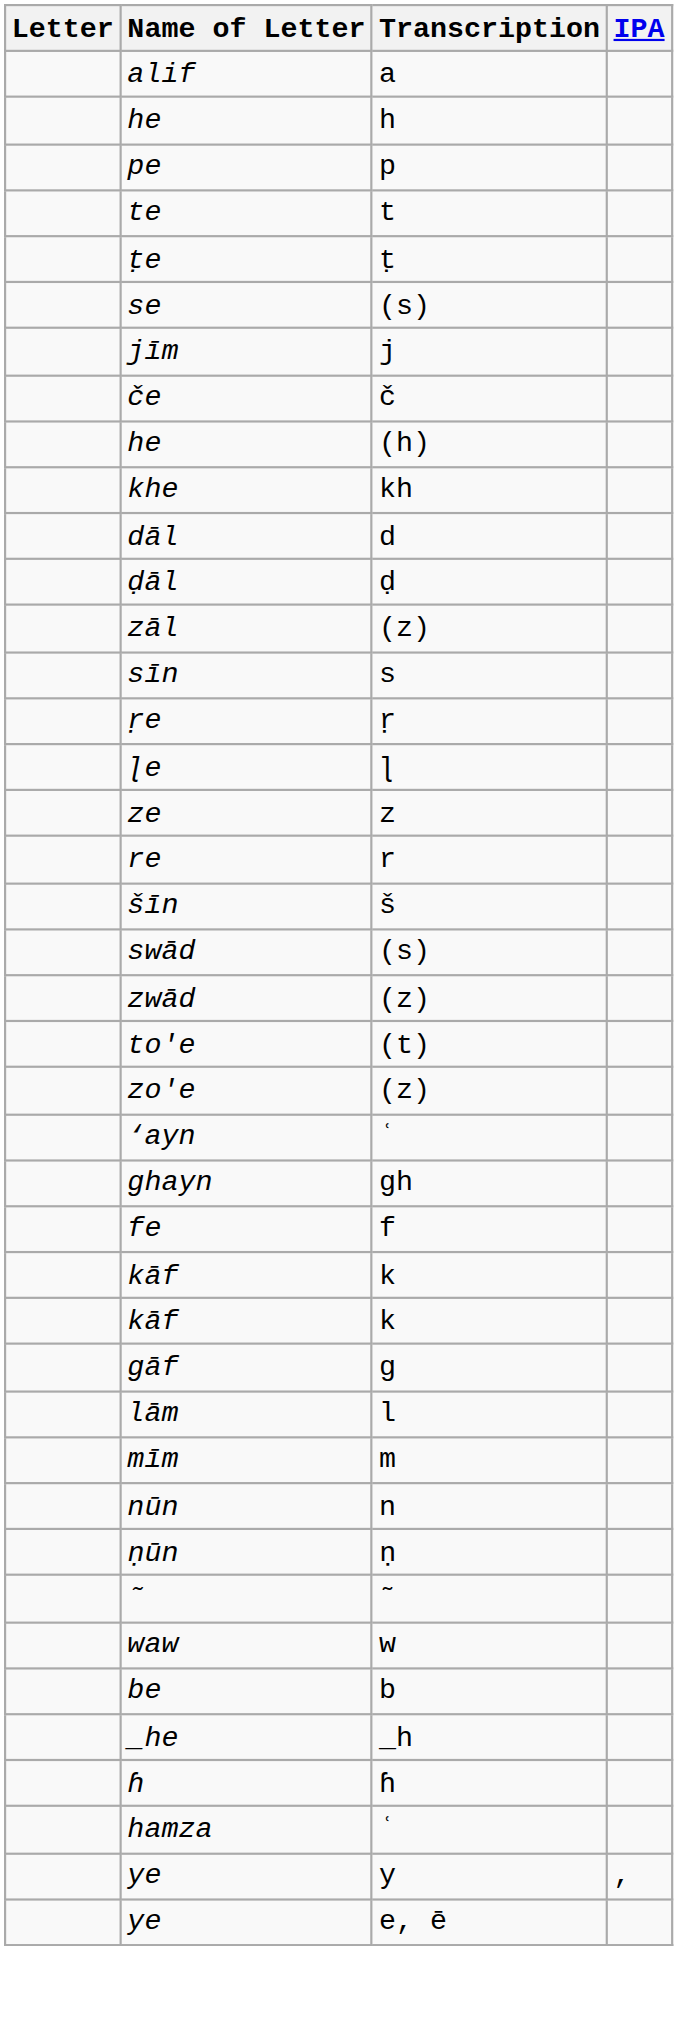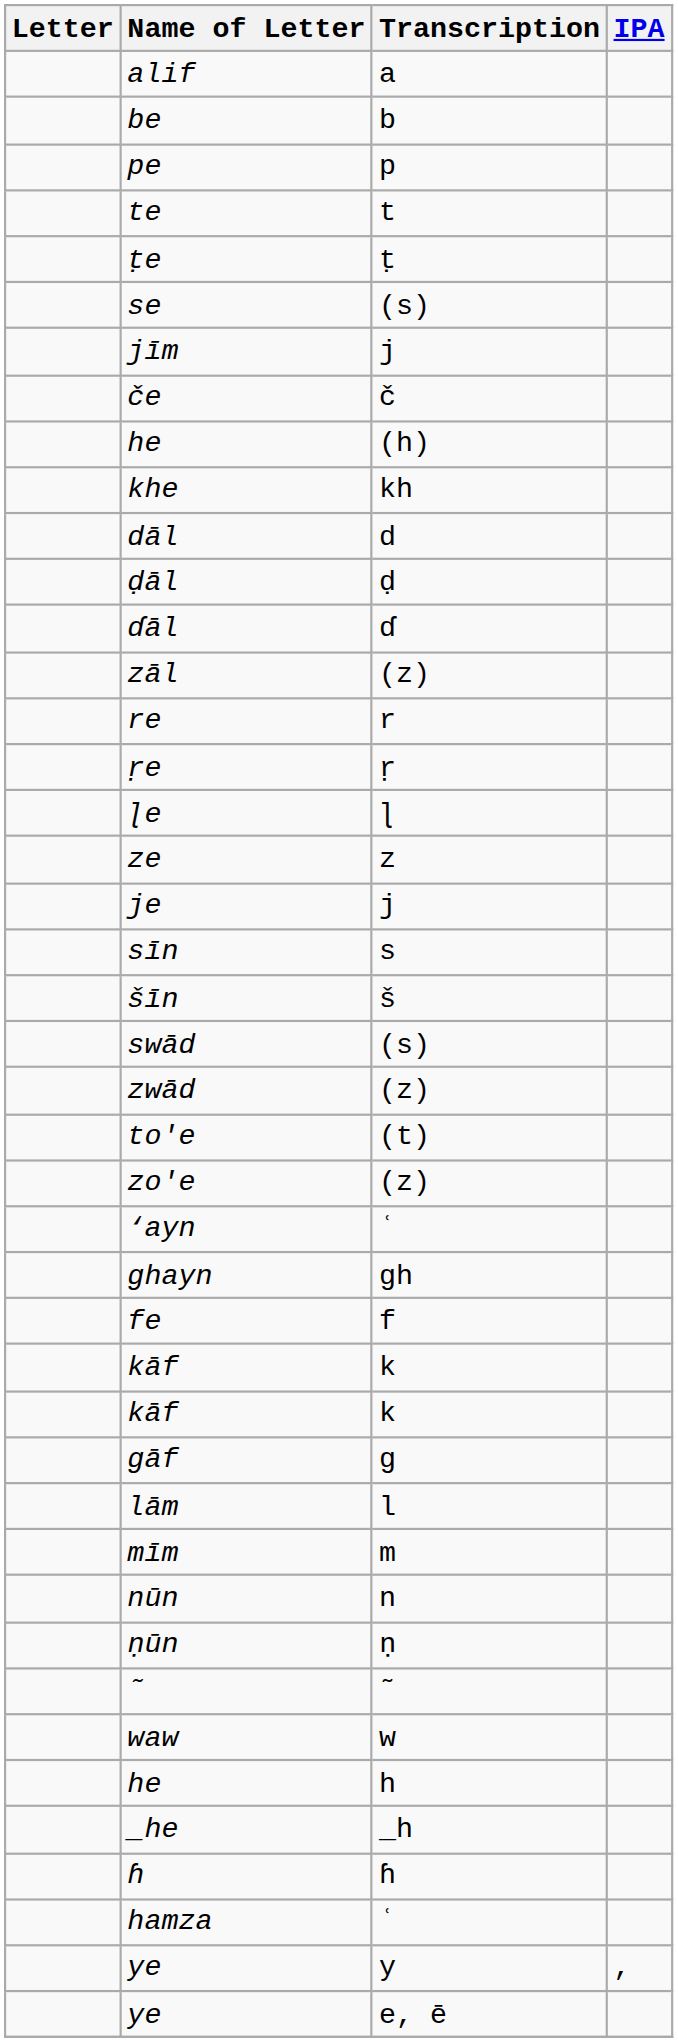rows swapped: (144, 1691) <-> (144, 121)
+ row: (153, 629)
rows swapped: (144, 860) <-> (153, 675)
+ row: (144, 906)
